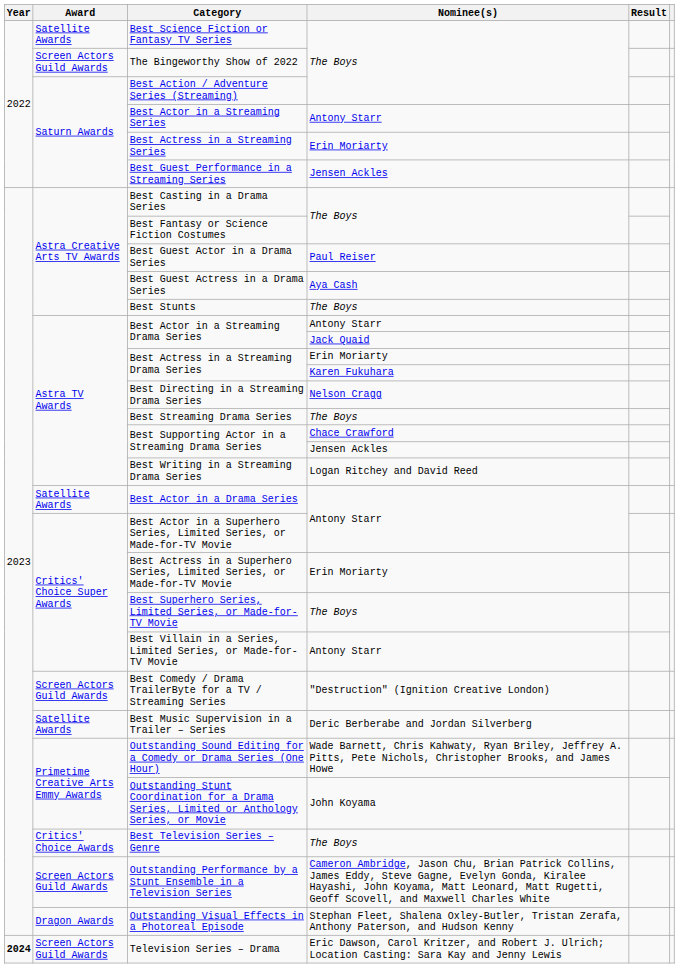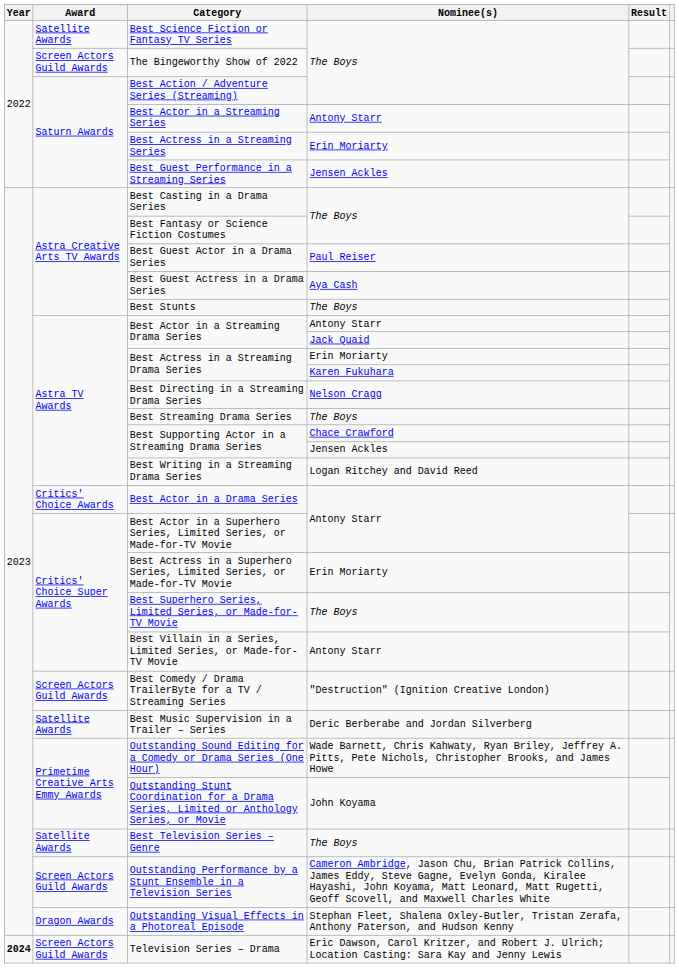(63, 500) Satellite Awards -> (75, 500) Critics' Choice Awards
(75, 843) Critics' Choice Awards -> (63, 843) Satellite Awards
